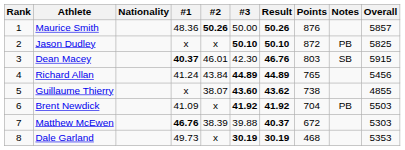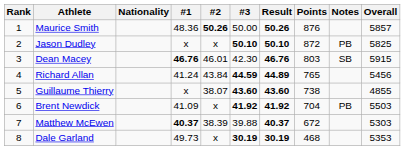(186, 59) 40.37 -> (186, 59) 46.76
(245, 75) 44.89 -> (245, 75) 44.59
(277, 91) 43.62 -> (277, 91) 43.60
(186, 122) 46.76 -> (186, 122) 40.37
